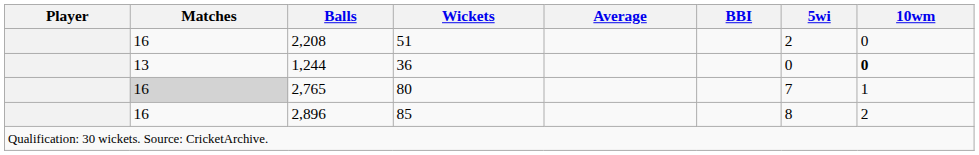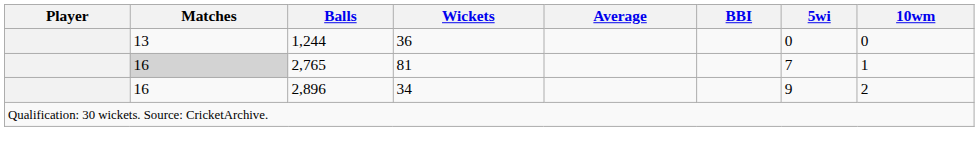- row: (309, 41)
(865, 65) bold -> (865, 41) normal
(404, 89) 80 -> (404, 65) 81
(404, 114) 85 -> (404, 89) 34
(789, 114) 8 -> (789, 89) 9
